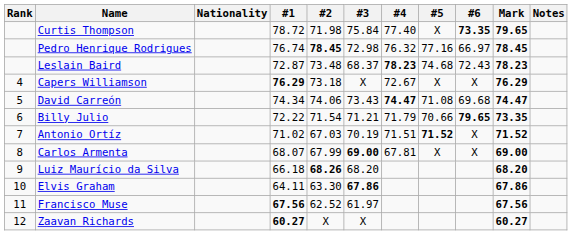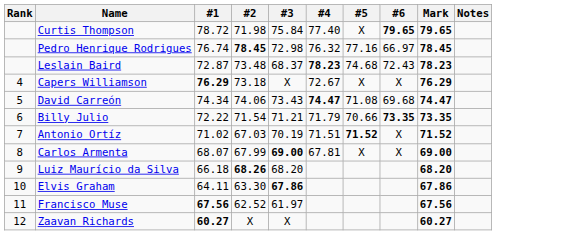- column: (232, 13)
(474, 30) 73.35 -> (399, 30) 79.65
(474, 117) 79.65 -> (399, 117) 73.35
